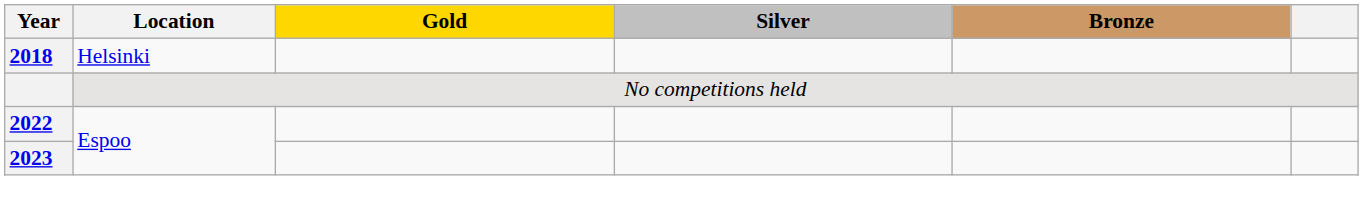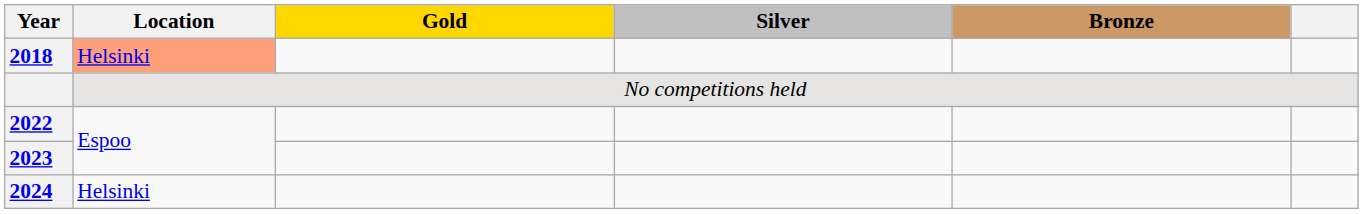(114, 55) no background -> (114, 55) lightsalmon background
+ row: (31, 191)
